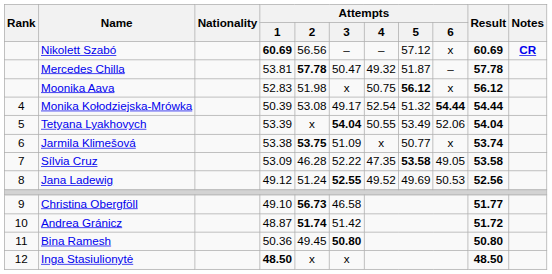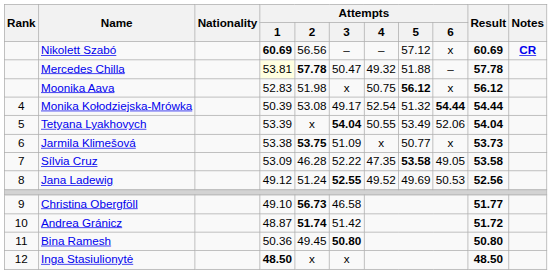(277, 69) no background -> (277, 69) lightyellow background
(416, 69) 51.87 -> (416, 69) 51.88
(488, 143) 53.74 -> (488, 143) 53.73
